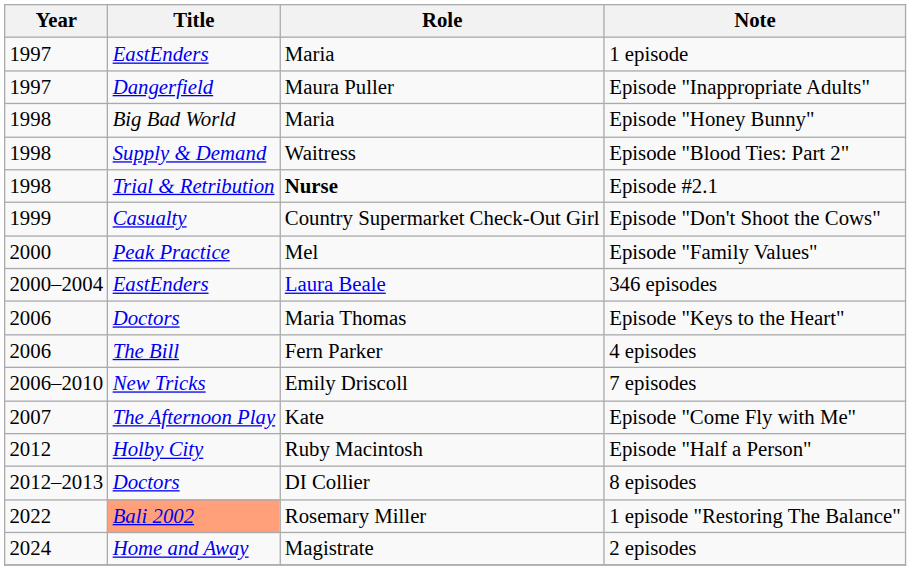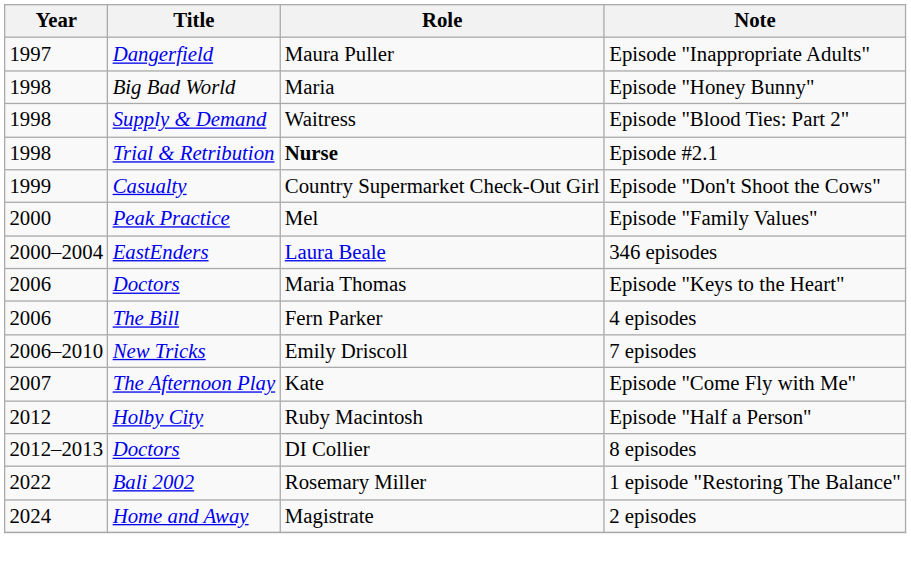- row: (649, 53)
(153, 515) lightsalmon background -> (153, 482) no background
